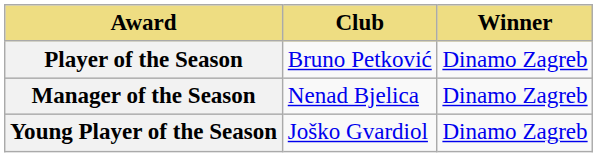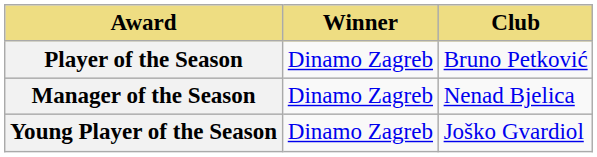columns swapped: (360, 22) <-> (515, 22)
